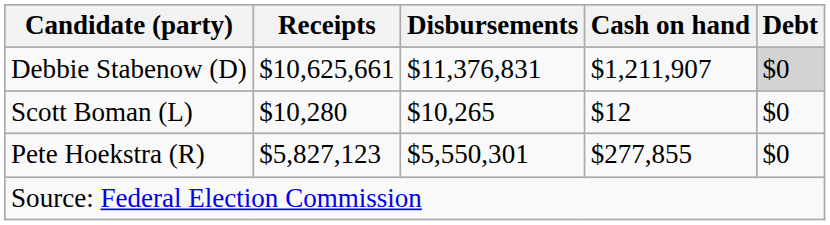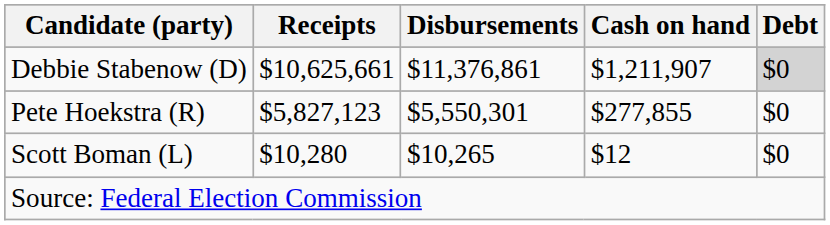(474, 68) $11,376,831 -> (474, 68) $11,376,861
rows swapped: (108, 154) <-> (102, 111)
